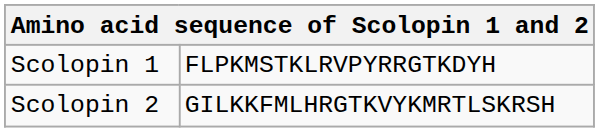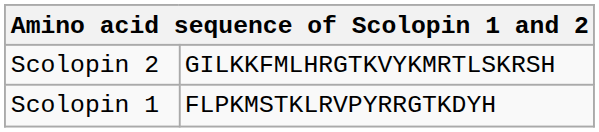rows swapped: (85, 65) <-> (85, 106)
